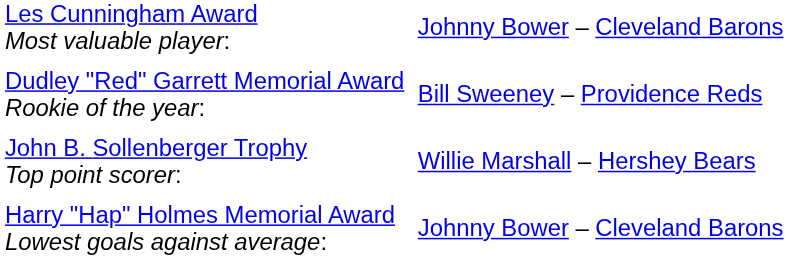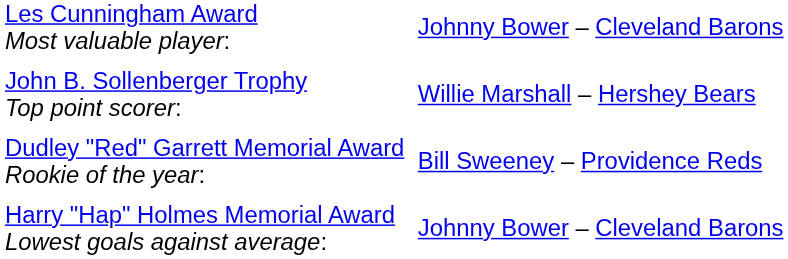rows swapped: (156, 161) <-> (205, 94)
